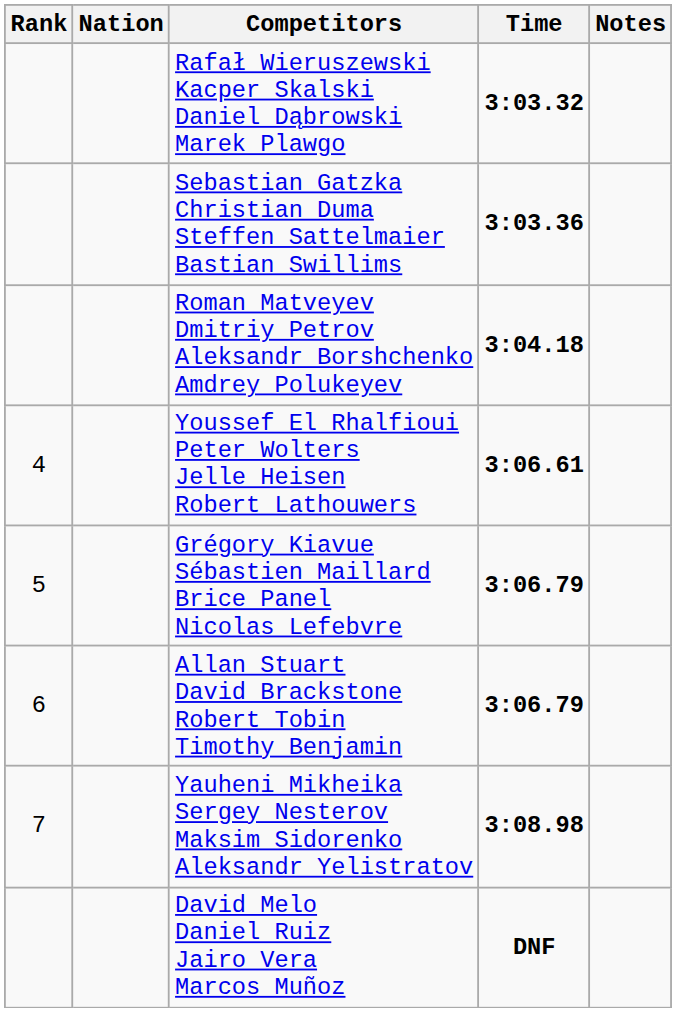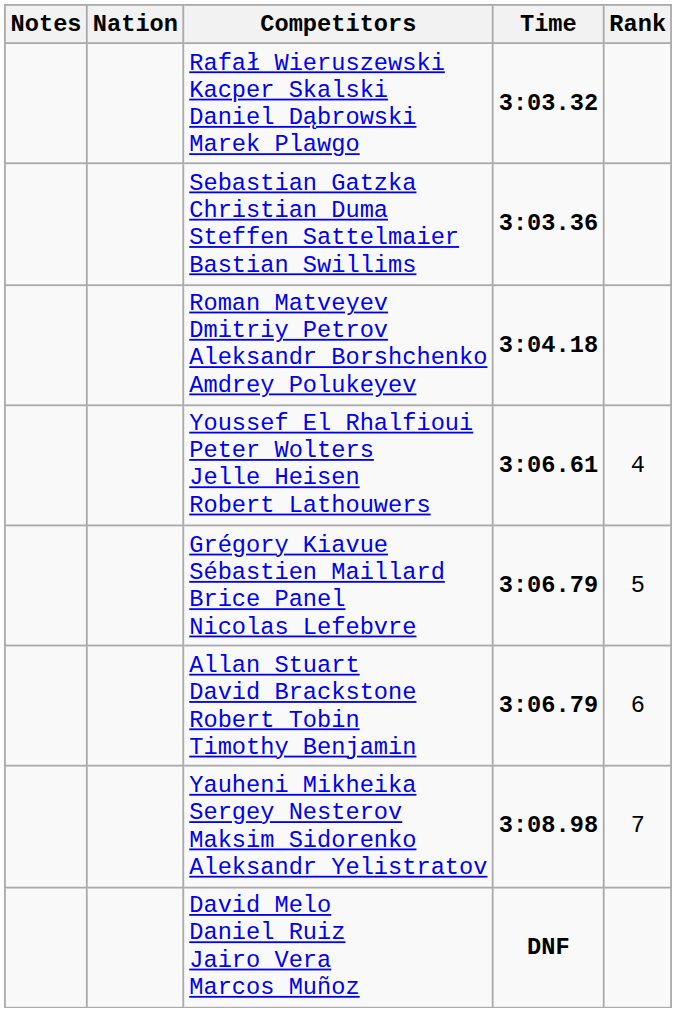columns swapped: (39, 24) <-> (631, 24)
